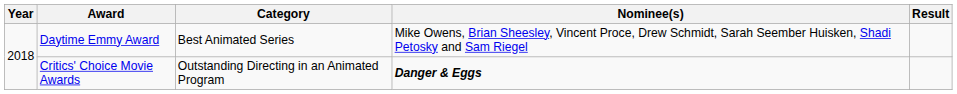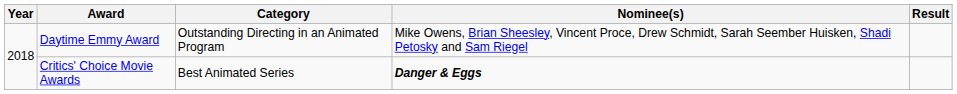(236, 40) Best Animated Series -> (278, 40) Outstanding Directing in an Animated Program
(278, 73) Outstanding Directing in an Animated Program -> (236, 73) Best Animated Series
